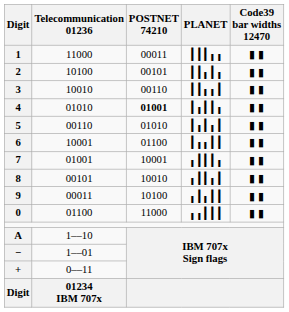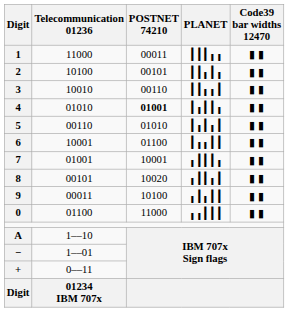(154, 178) 10010 -> (154, 178) 10020
